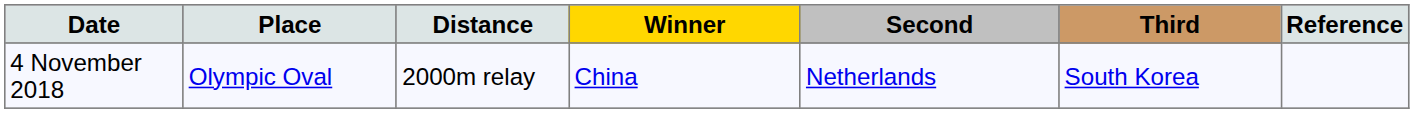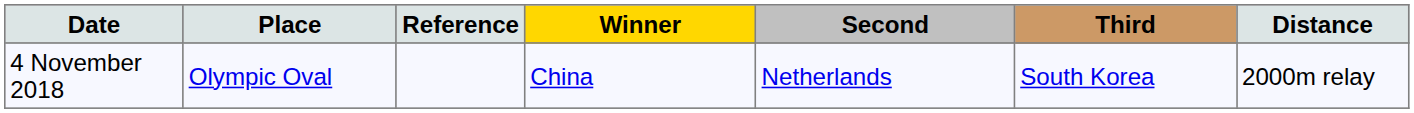columns swapped: (483, 24) <-> (1345, 24)
